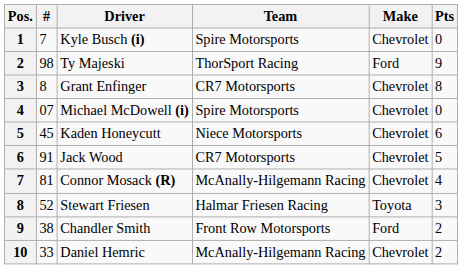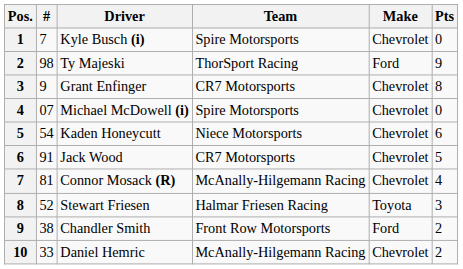(43, 87) 8 -> (43, 87) 9
(47, 134) 45 -> (47, 134) 54
